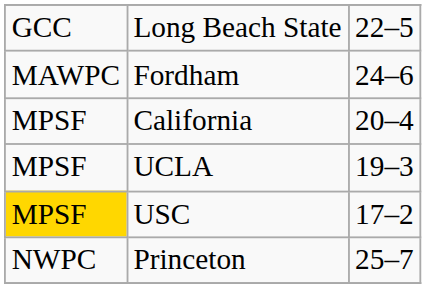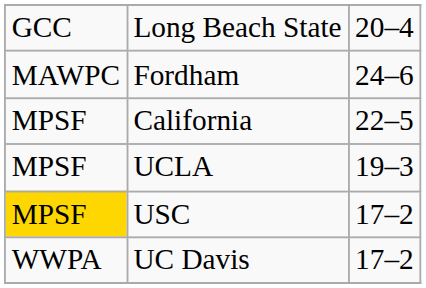(384, 27) 22–5 -> (384, 27) 20–4
(384, 120) 20–4 -> (384, 120) 22–5
- row: (190, 259)
+ row: (192, 259)
